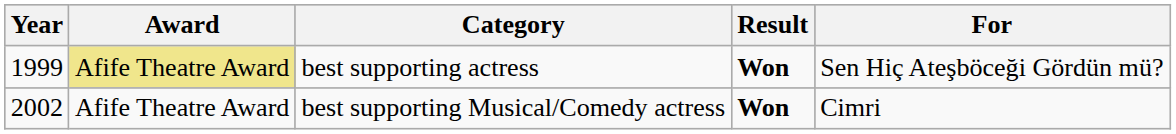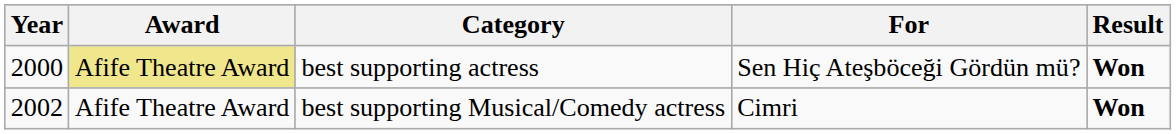columns swapped: (773, 25) <-> (992, 25)
(37, 66) 1999 -> (37, 66) 2000
